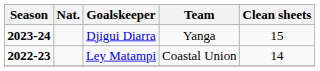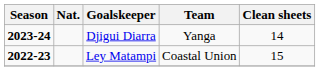(277, 35) 15 -> (277, 35) 14
(277, 55) 14 -> (277, 55) 15
